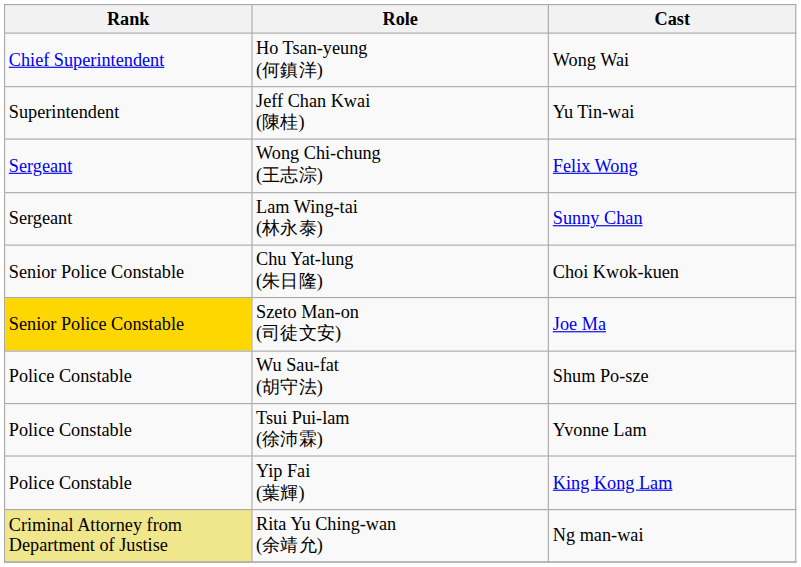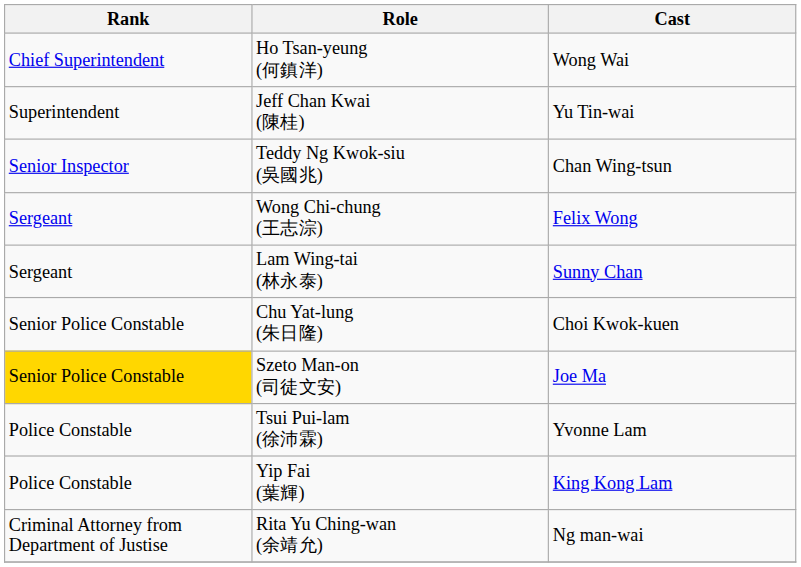+ row: (330, 164)
- row: (297, 375)
(95, 535) khaki background -> (95, 535) no background
